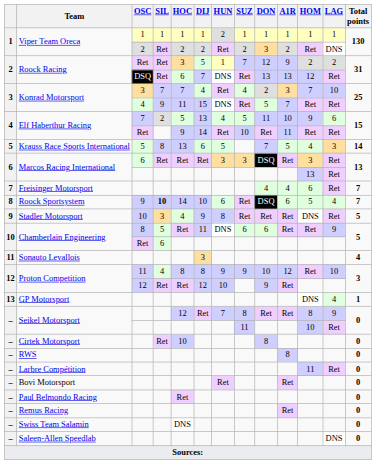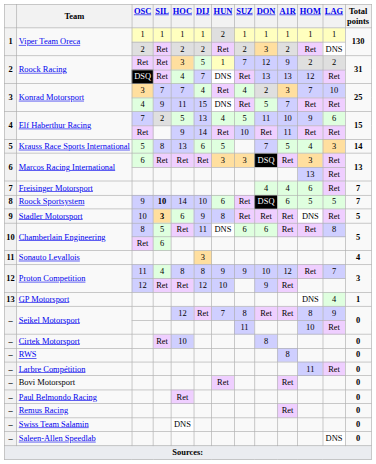(182, 76) 6 -> (182, 76) 4
(334, 201) 4 -> (334, 201) 5
(162, 215) normal -> (162, 215) bold
(182, 215) 4 -> (182, 215) 6
(334, 229) 9 -> (334, 229) 8
(334, 271) 10 -> (334, 271) 7
